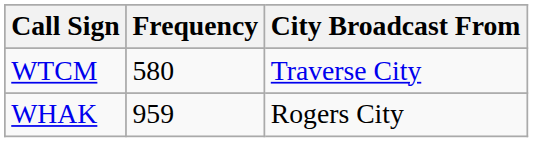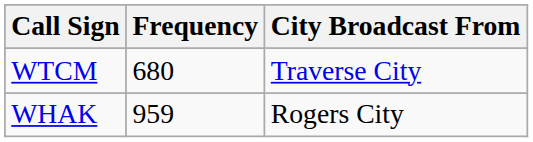(153, 70) 580 -> (153, 70) 680
